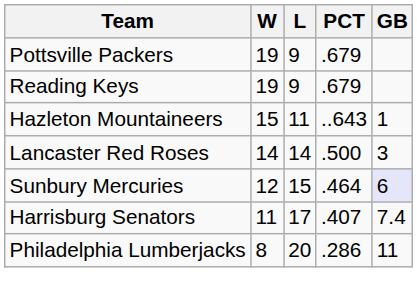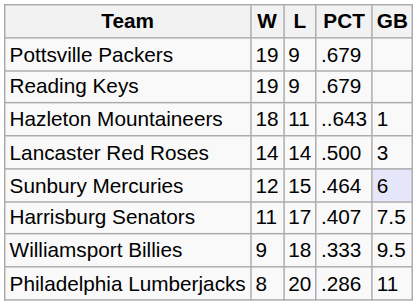(267, 120) 15 -> (267, 120) 18
(391, 218) 7.4 -> (391, 218) 7.5
+ row: (96, 251)
